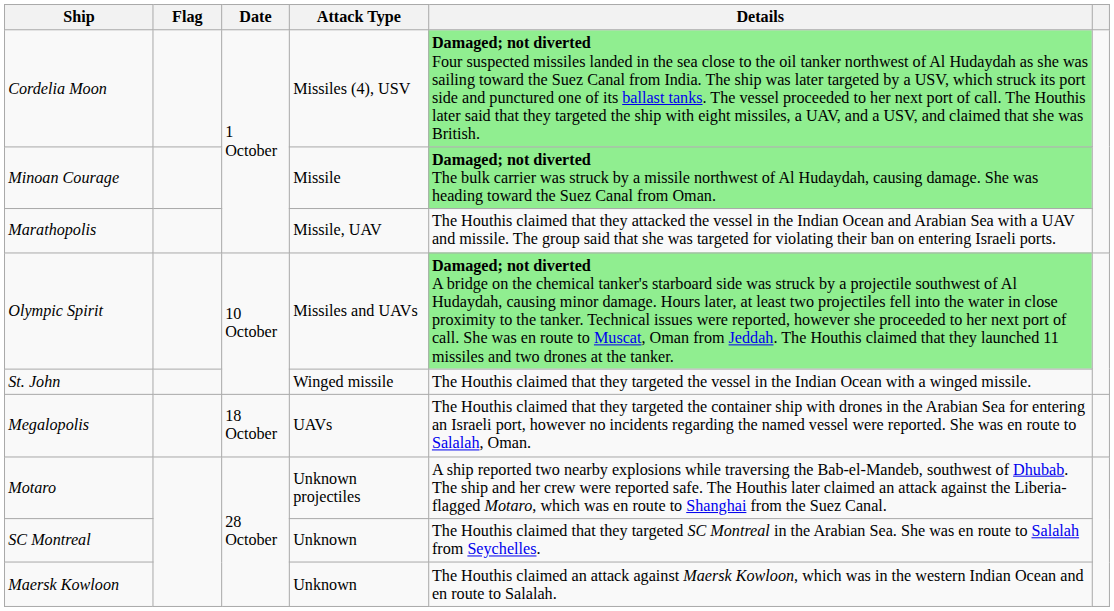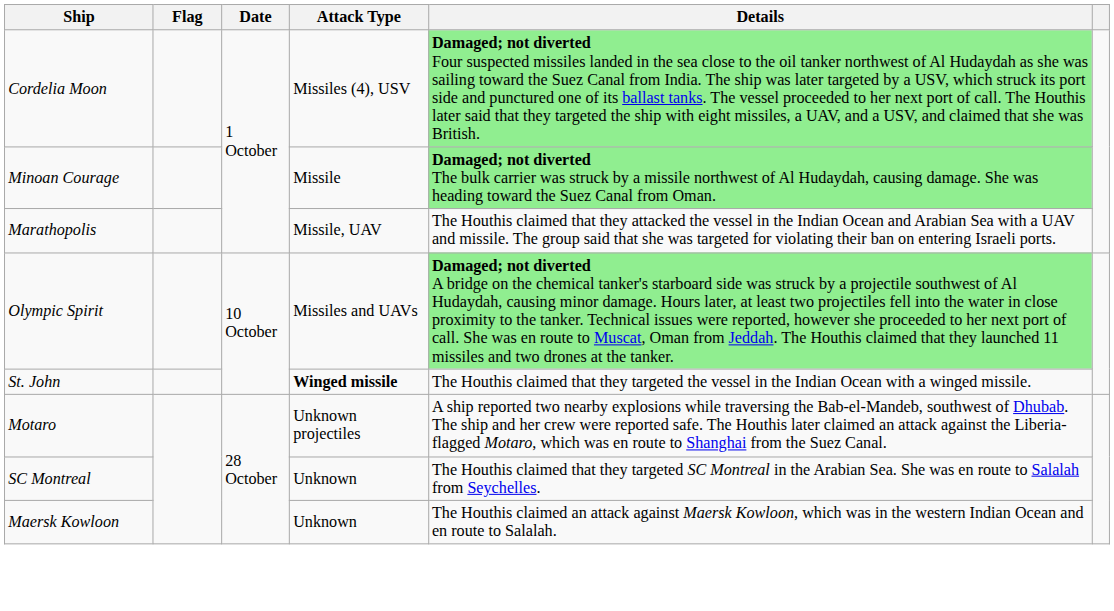(343, 381) normal -> (345, 381) bold
- row: (49, 425)
